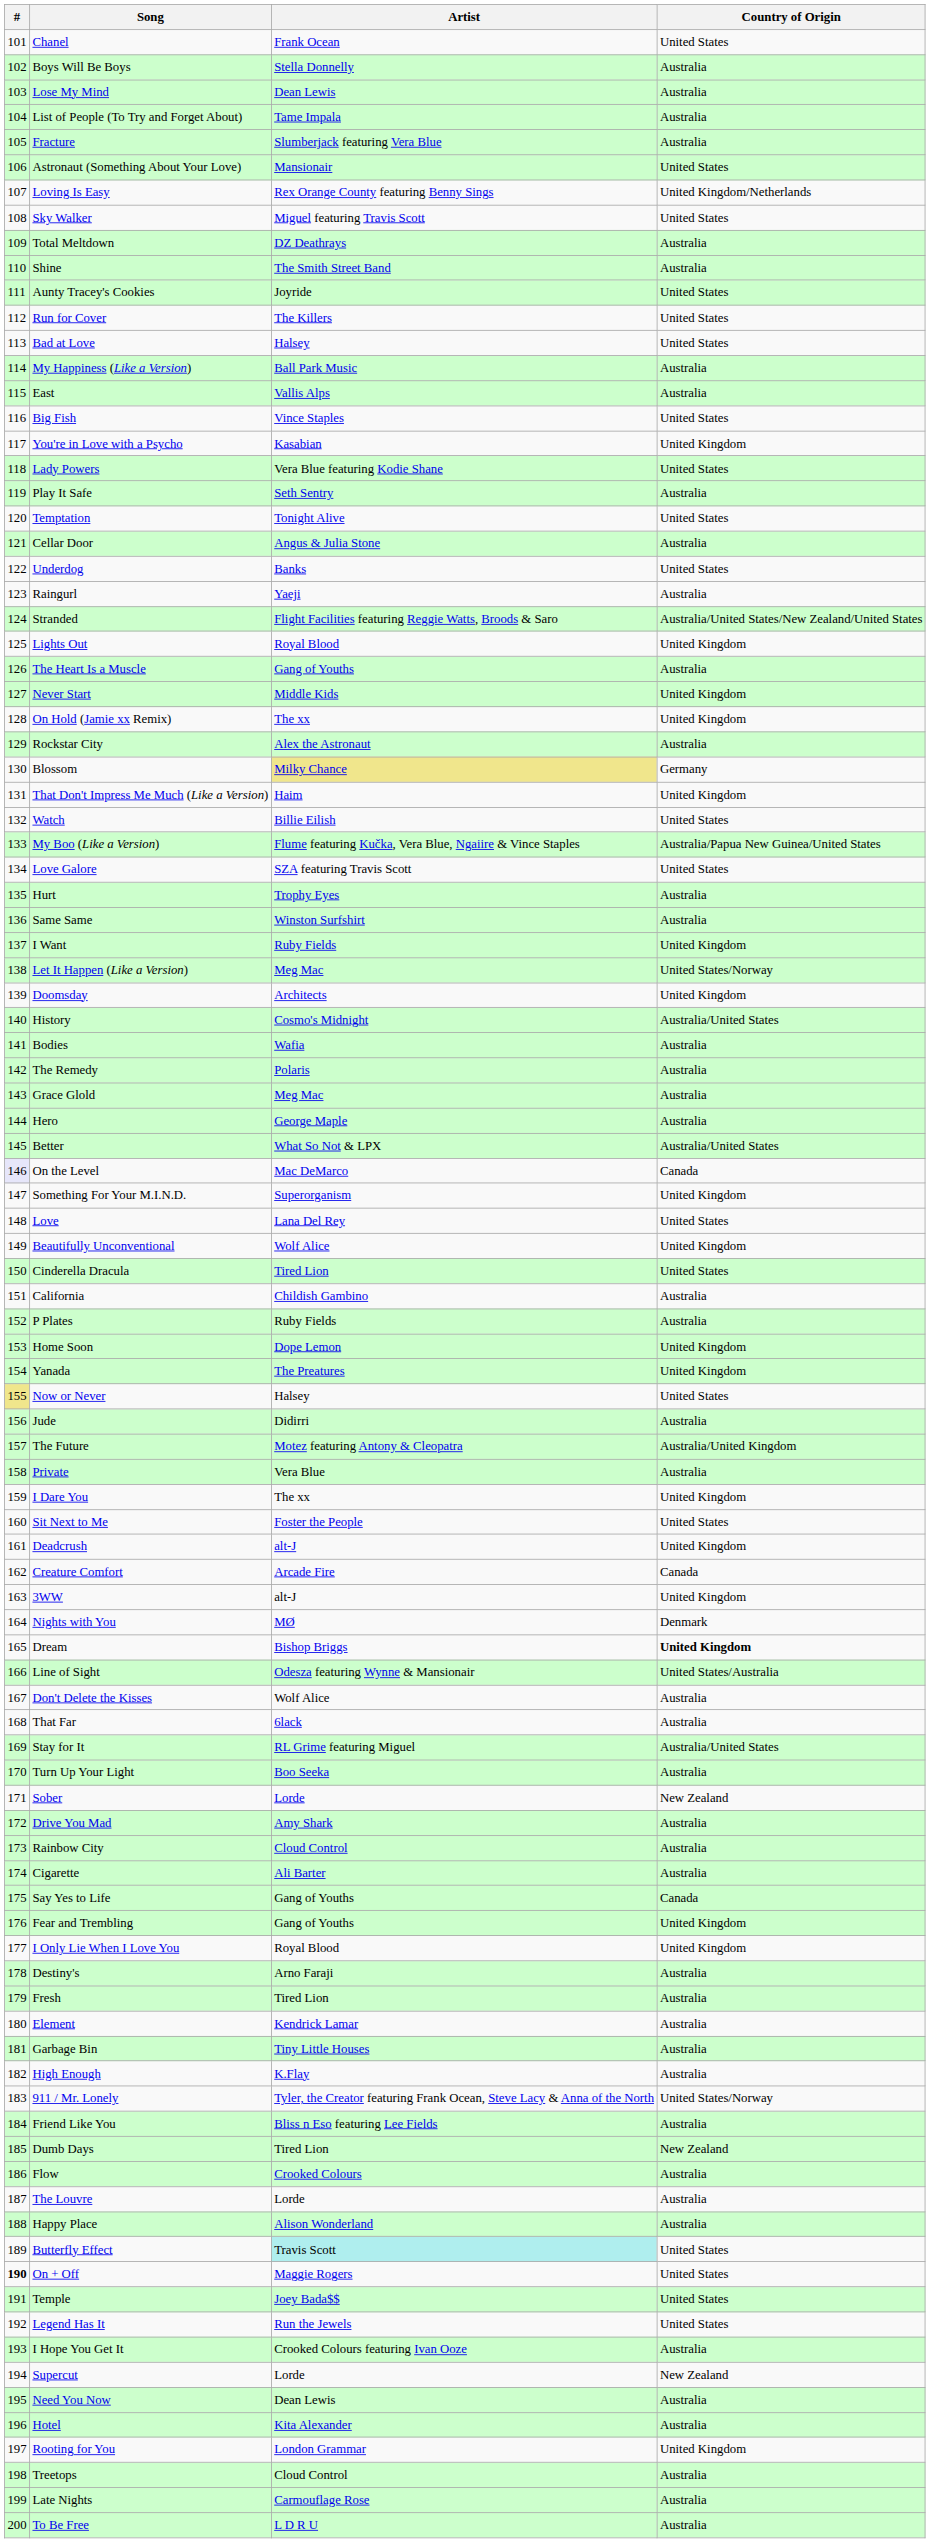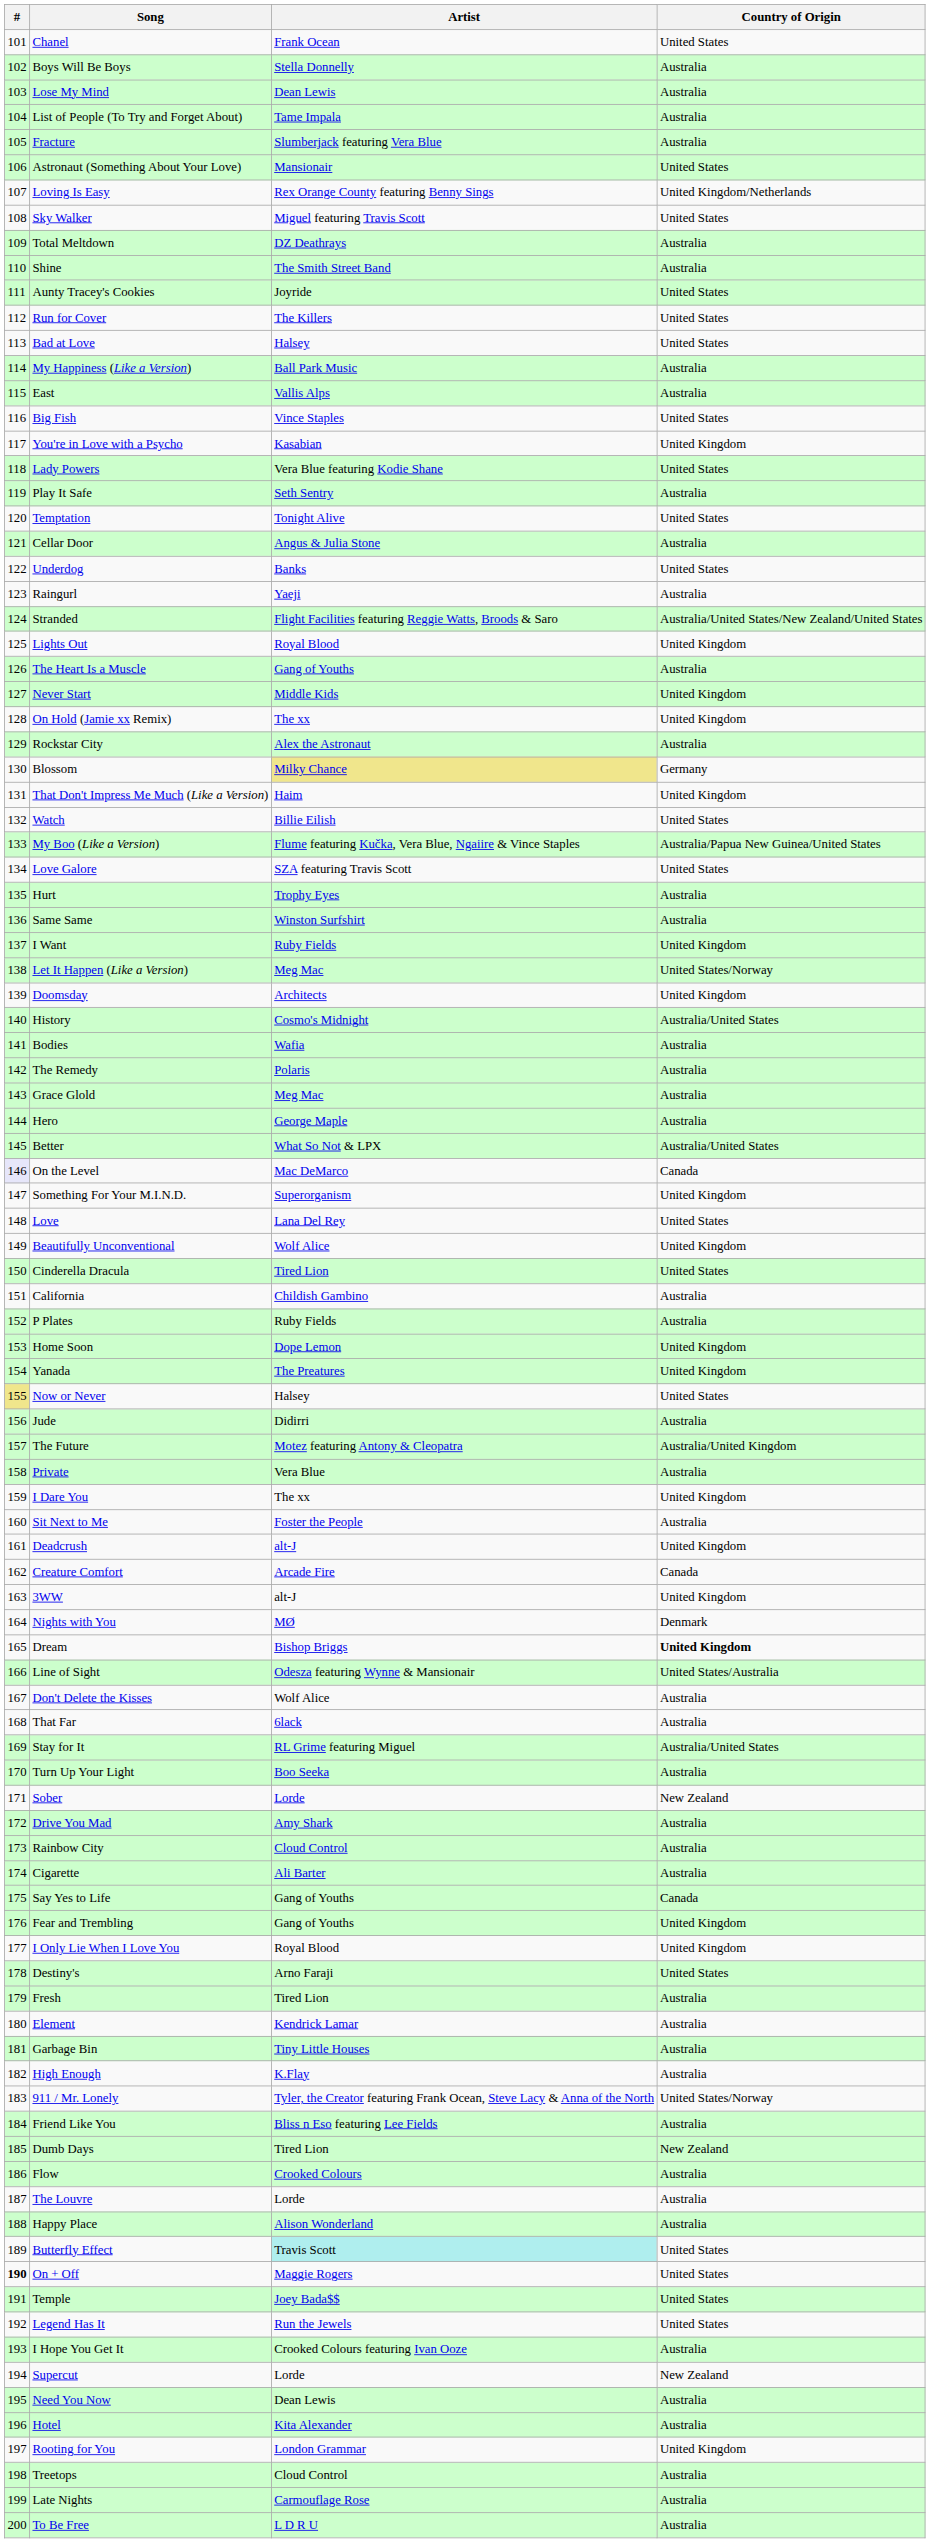(694, 1521) United States -> (683, 1521) Australia
(683, 1973) Australia -> (694, 1973) United States
